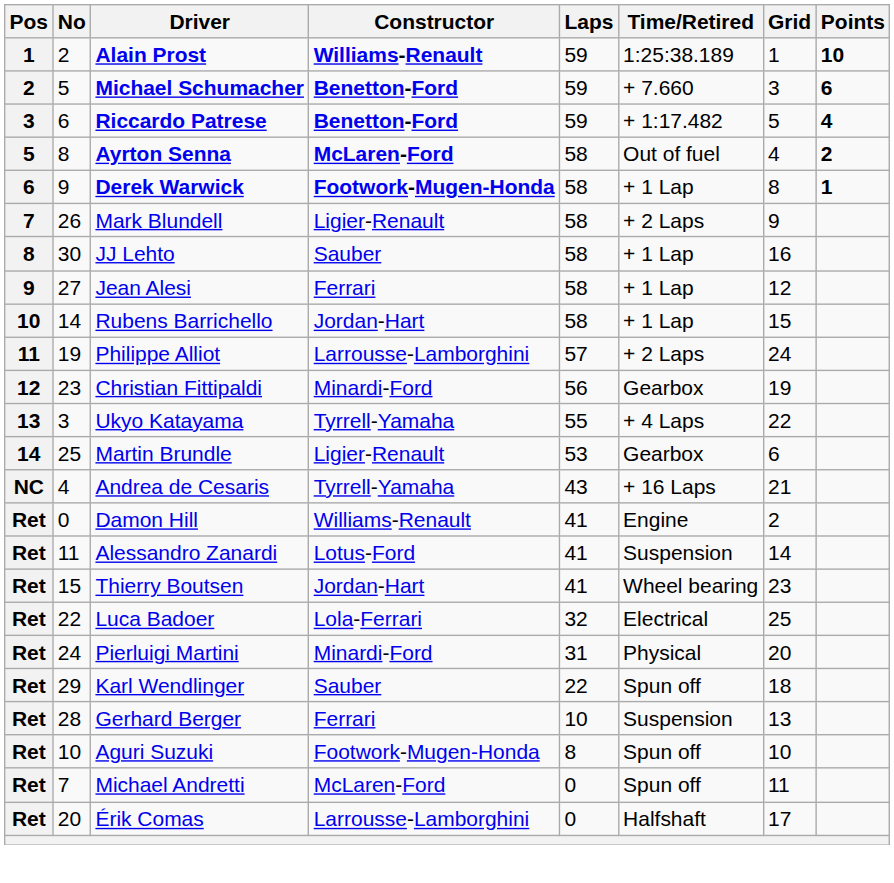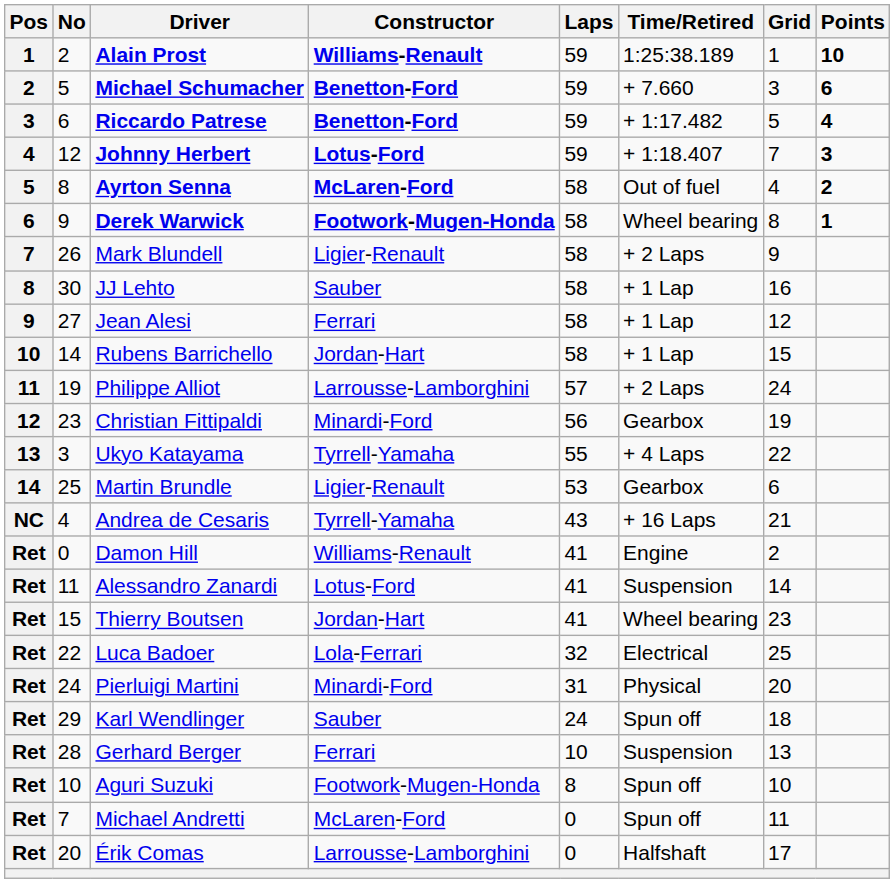+ row: (173, 154)
(658, 188) + 1 Lap -> (691, 221) Wheel bearing
(576, 686) 22 -> (576, 719) 24
